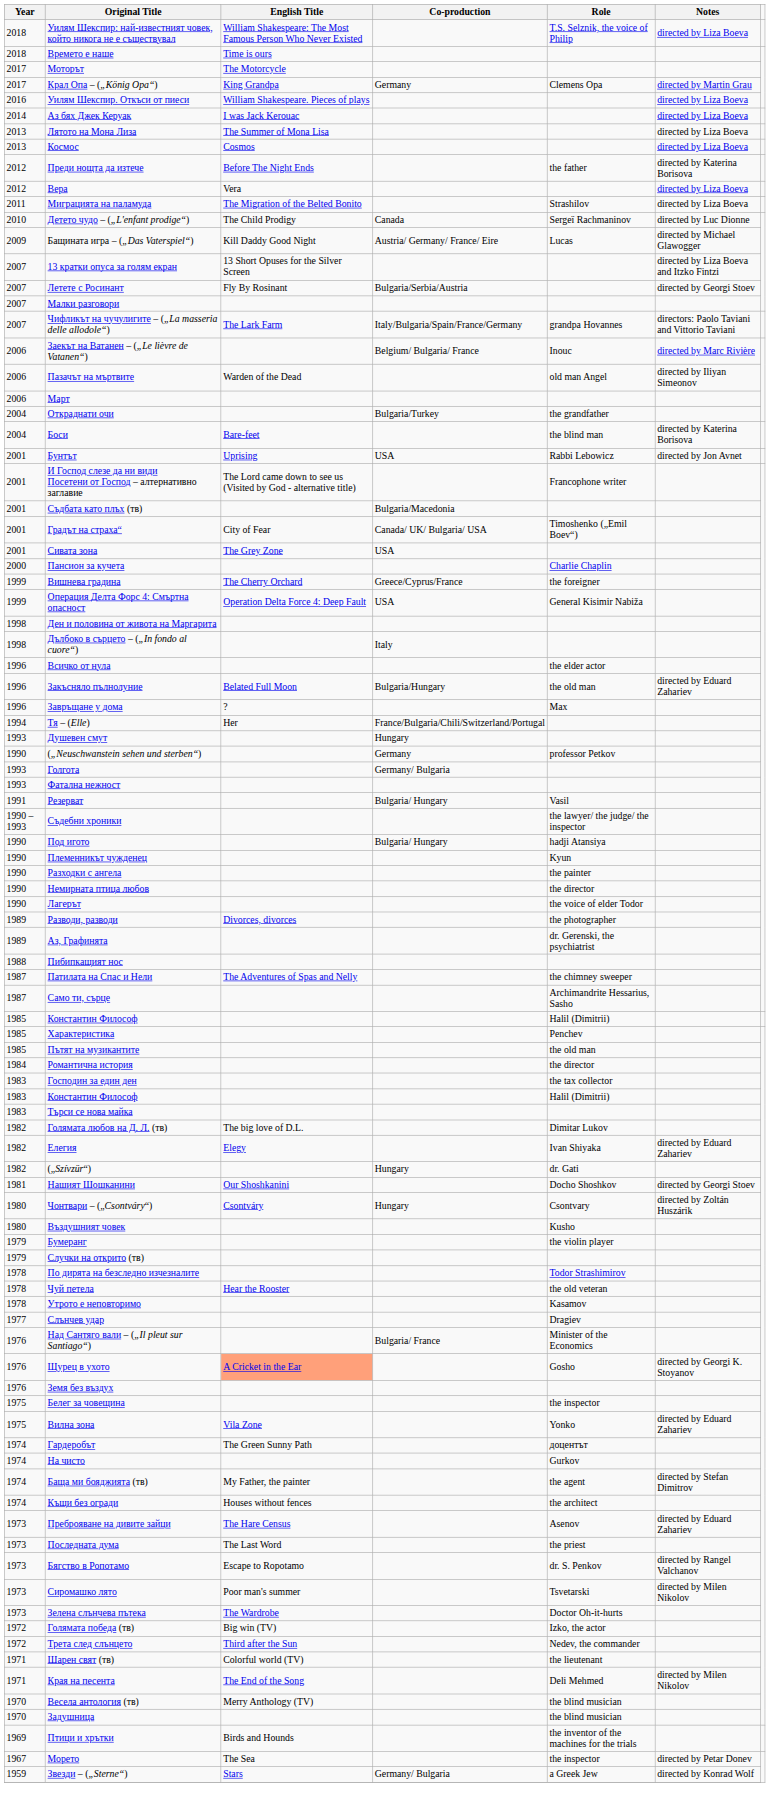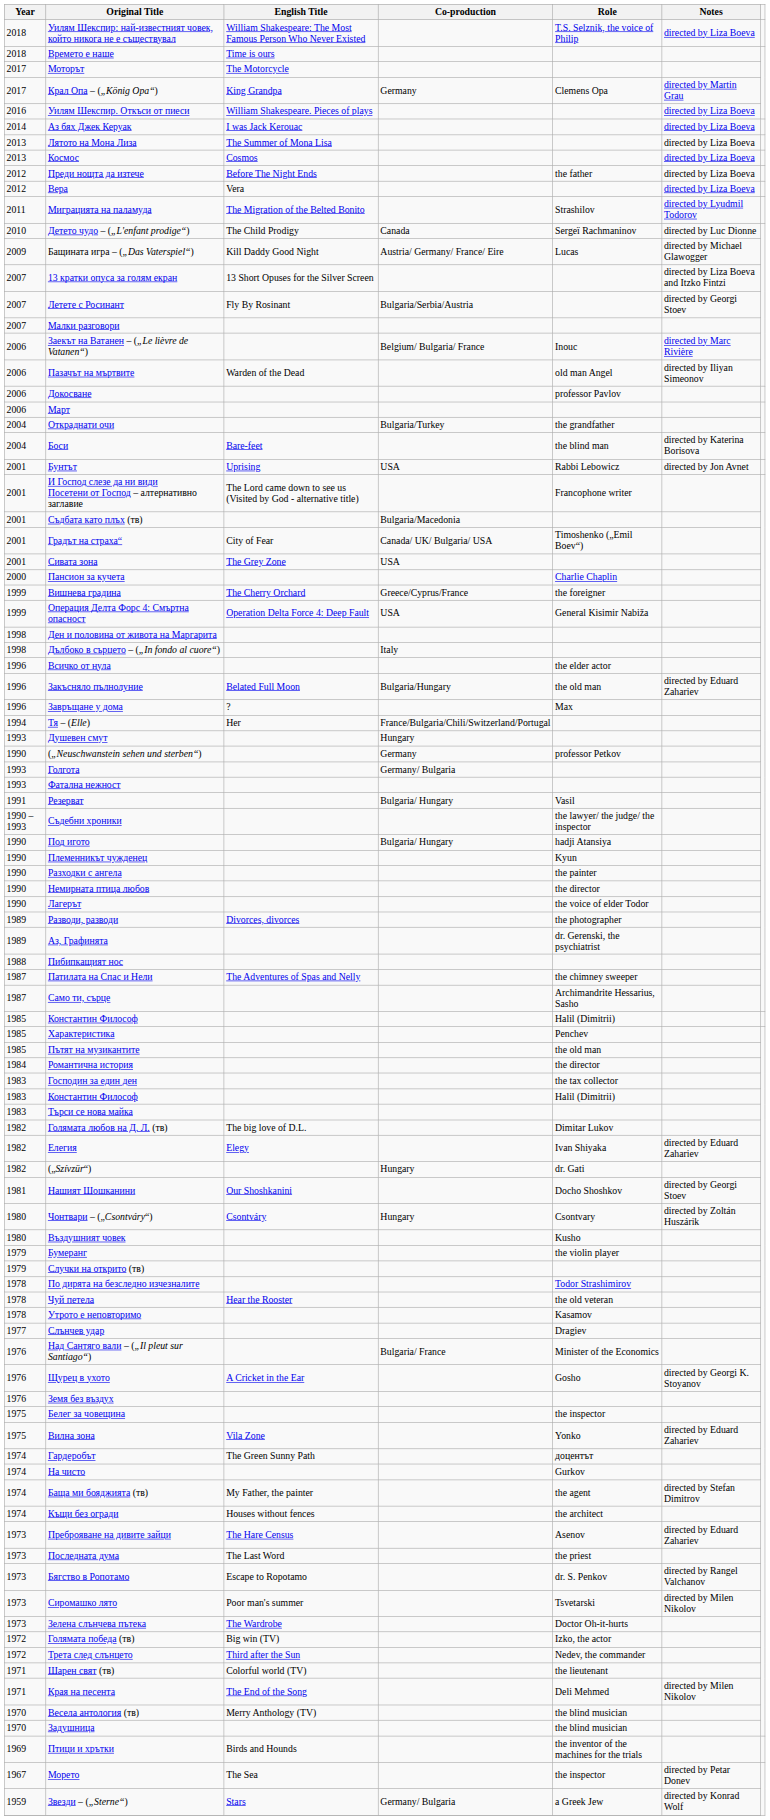(697, 168) directed by Katerina Borisova -> (709, 173) directed by Liza Boeva
(703, 204) directed by Liza Boeva -> (704, 209) directed by Lyudmil Todorov
- row: (16, 324)
+ row: (16, 394)
(262, 1367) lightsalmon background -> (265, 1378) no background
